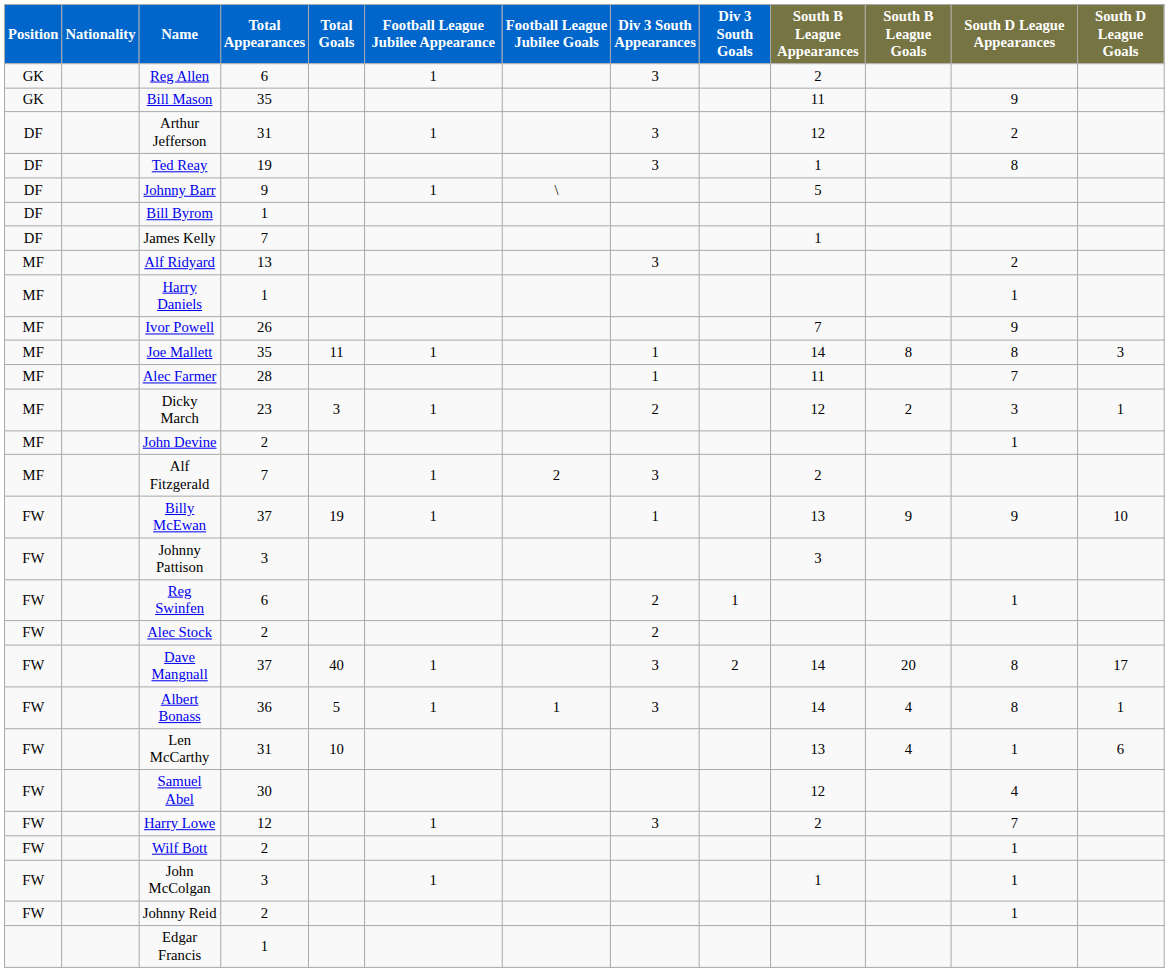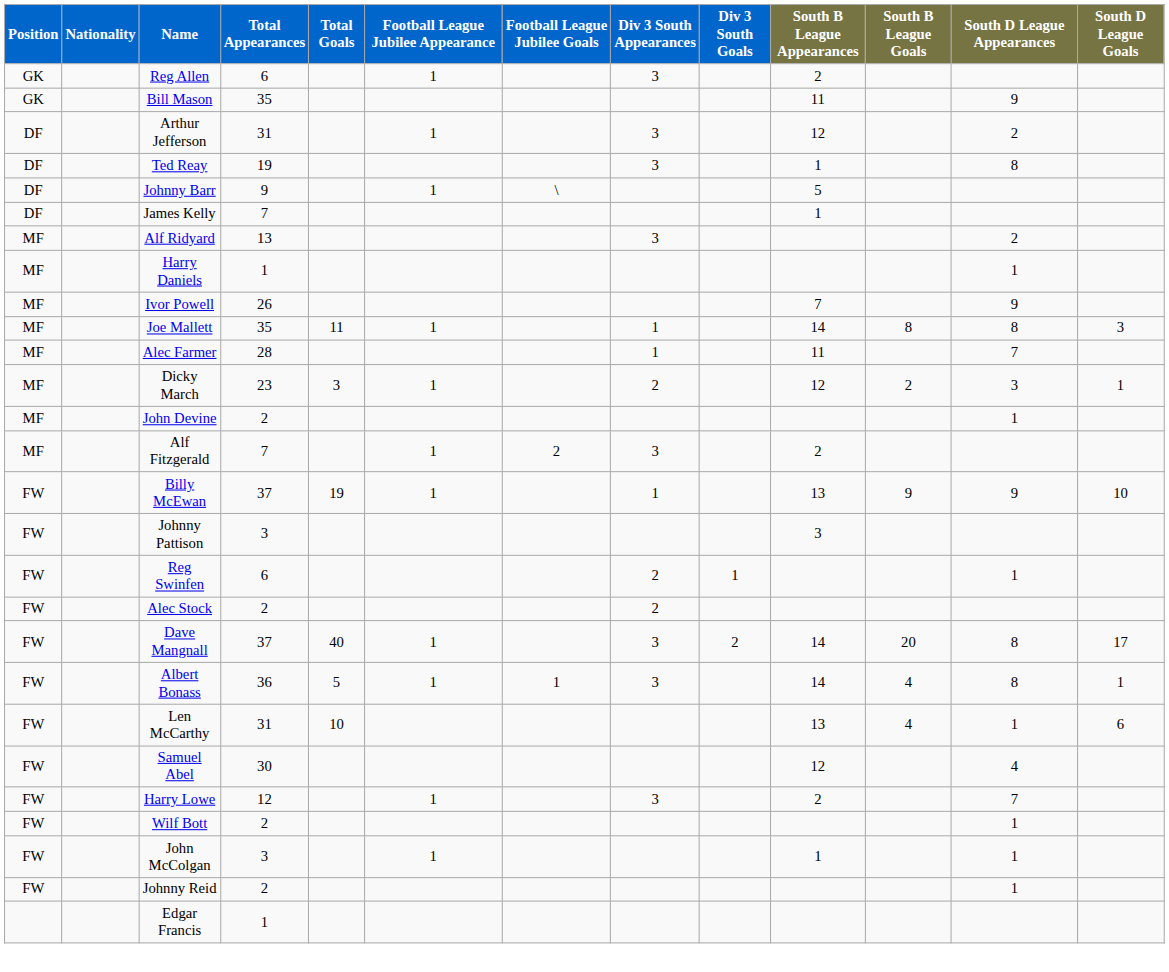- row: (180, 214)
